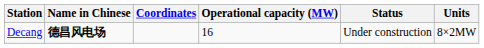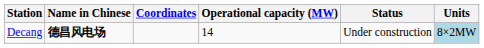(207, 32) 16 -> (207, 32) 14
(457, 32) no background -> (457, 32) lightblue background
